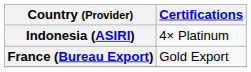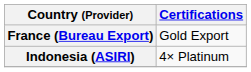rows swapped: (80, 56) <-> (80, 35)
